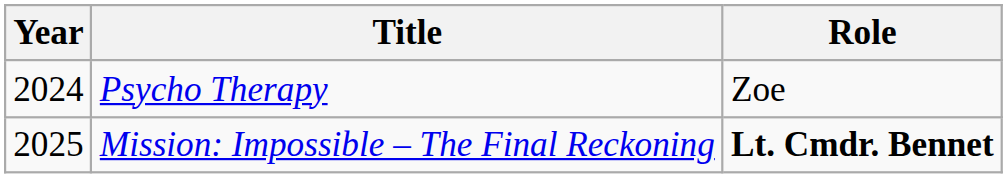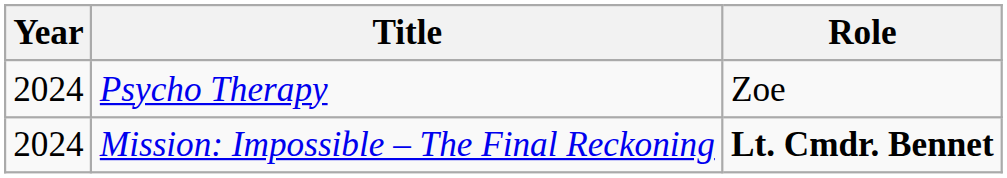(48, 144) 2025 -> (48, 144) 2024
